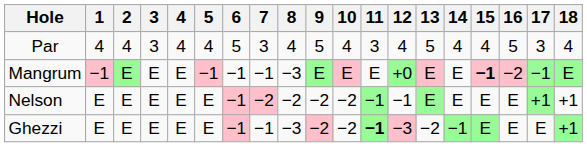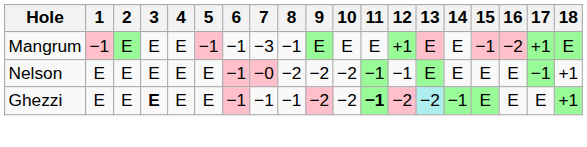- row: (45, 45)
(264, 73) −1 -> (264, 45) −3
(292, 73) −3 -> (292, 45) −1
(347, 73) pink background -> (347, 45) no background
(402, 73) +0 -> (402, 45) +1
(485, 73) bold -> (485, 45) normal
(541, 73) −1 -> (541, 45) +1
(264, 100) −2 -> (264, 73) −0
(541, 100) +1 -> (541, 73) −1
(154, 127) normal -> (154, 100) bold
(292, 127) −3 -> (292, 100) −1
(402, 127) −3 -> (402, 100) −2
(430, 127) no background -> (430, 100) paleturquoise background
